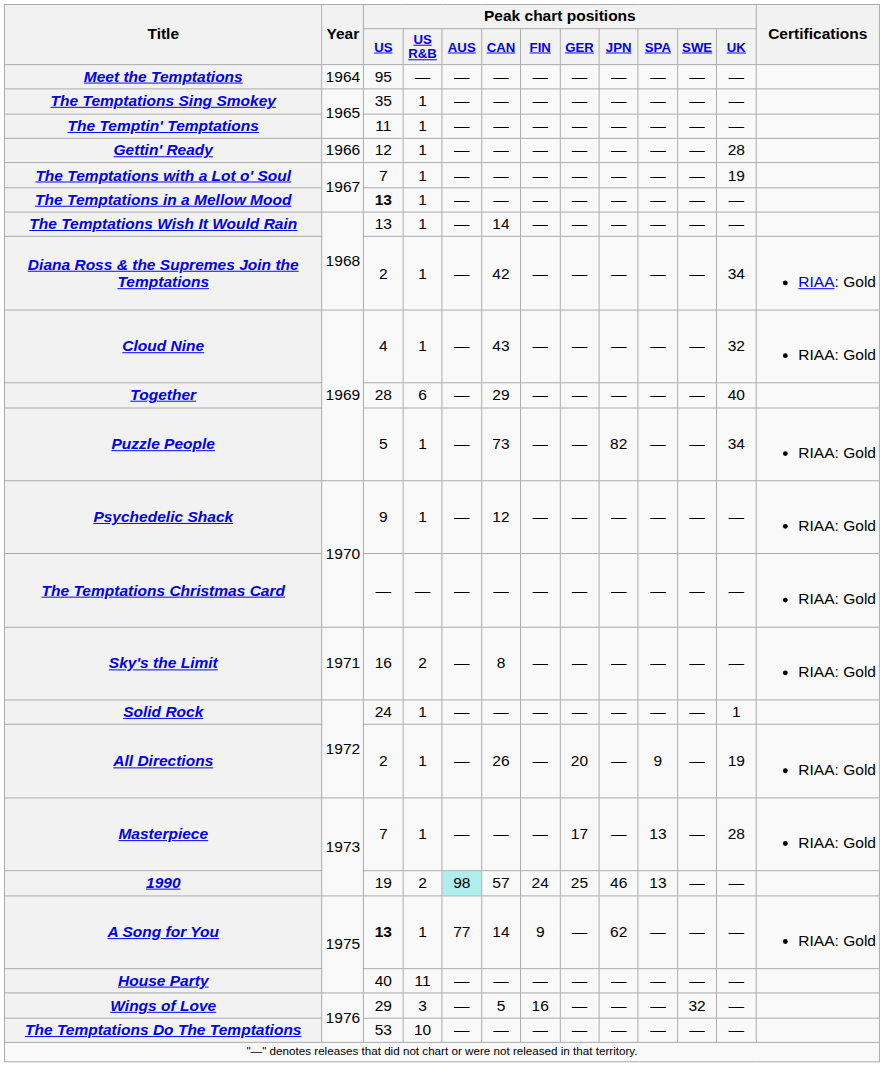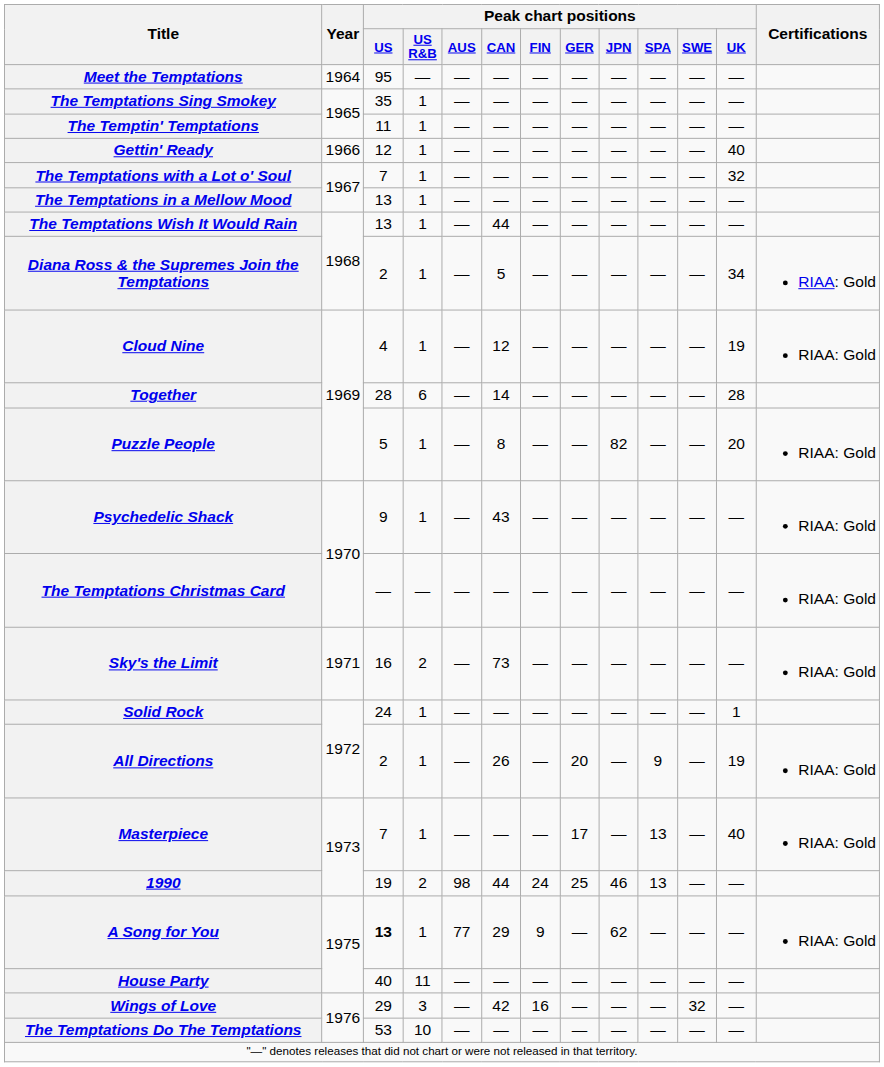(736, 150) 28 -> (736, 150) 40
(736, 175) 19 -> (736, 175) 32
(383, 199) bold -> (383, 199) normal
(501, 224) 14 -> (501, 224) 44
(501, 273) 42 -> (501, 273) 5
(501, 346) 43 -> (501, 346) 12
(736, 346) 32 -> (736, 346) 19
(501, 395) 29 -> (501, 395) 14
(736, 395) 40 -> (736, 395) 28
(501, 444) 73 -> (501, 444) 8
(736, 444) 34 -> (736, 444) 20
(501, 517) 12 -> (501, 517) 43
(501, 663) 8 -> (501, 663) 73
(736, 834) 28 -> (736, 834) 40
(462, 883) paleturquoise background -> (462, 883) no background
(501, 883) 57 -> (501, 883) 44
(501, 932) 14 -> (501, 932) 29
(501, 1005) 5 -> (501, 1005) 42
